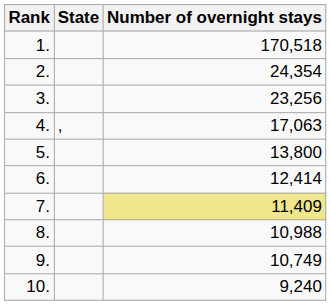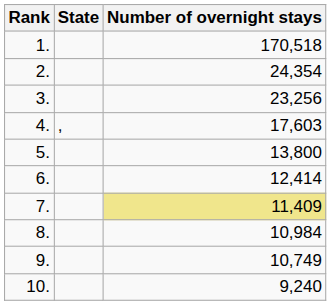(296, 125) 17,063 -> (296, 125) 17,603
(296, 233) 10,988 -> (296, 233) 10,984
